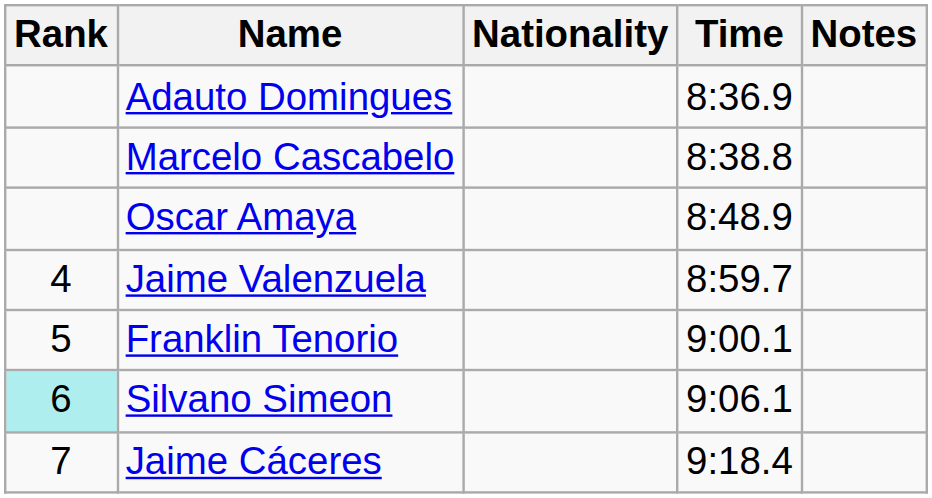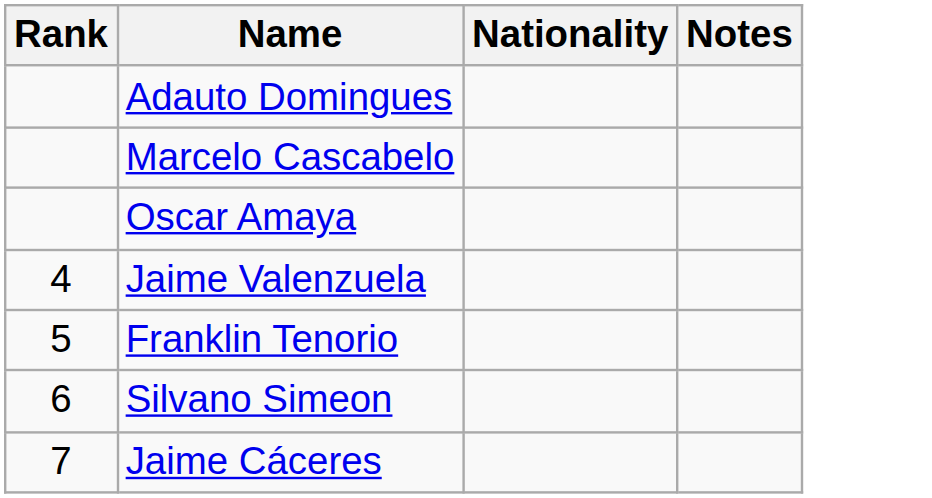- column: (739, 34)
(61, 400) paleturquoise background -> (61, 400) no background
